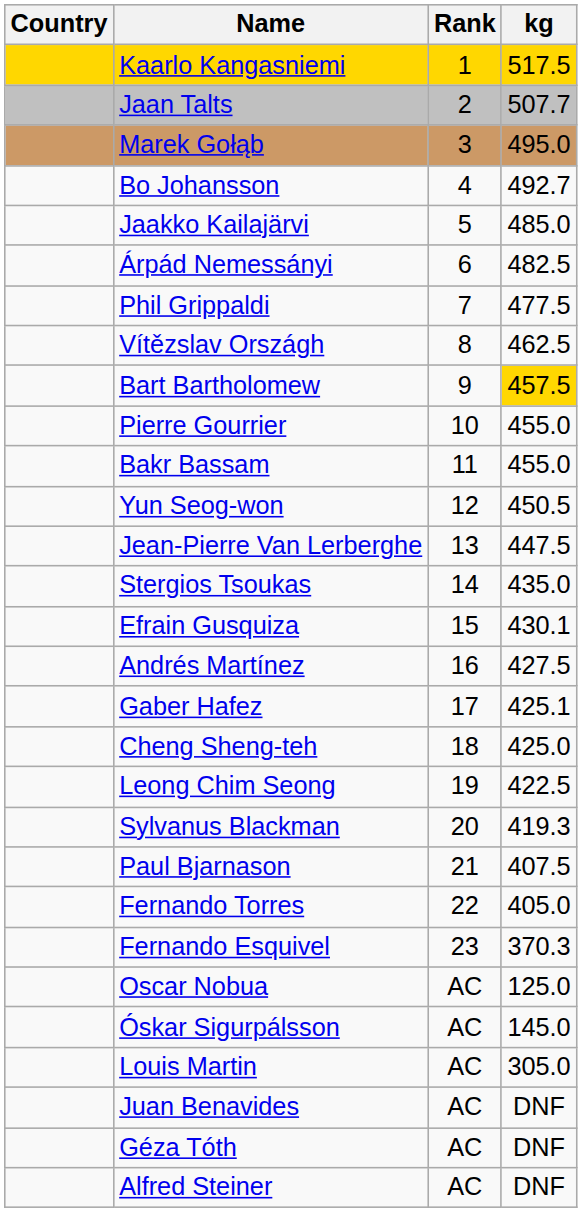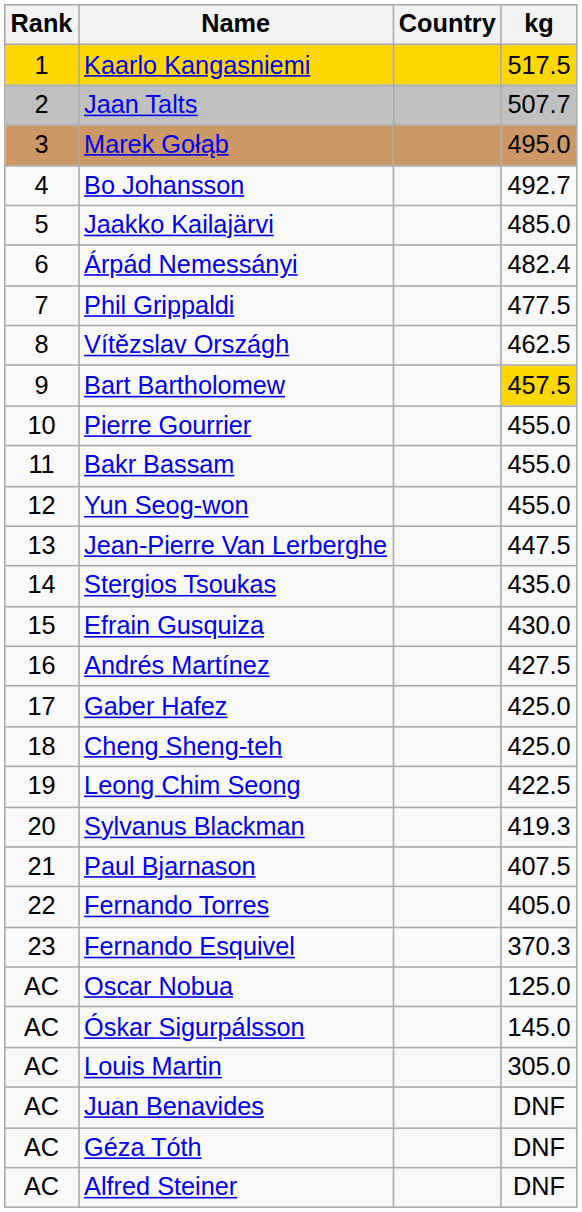columns swapped: (465, 24) <-> (59, 24)
(539, 265) 482.5 -> (539, 265) 482.4
(539, 505) 450.5 -> (539, 505) 455.0
(539, 625) 430.1 -> (539, 625) 430.0
(539, 706) 425.1 -> (539, 706) 425.0
